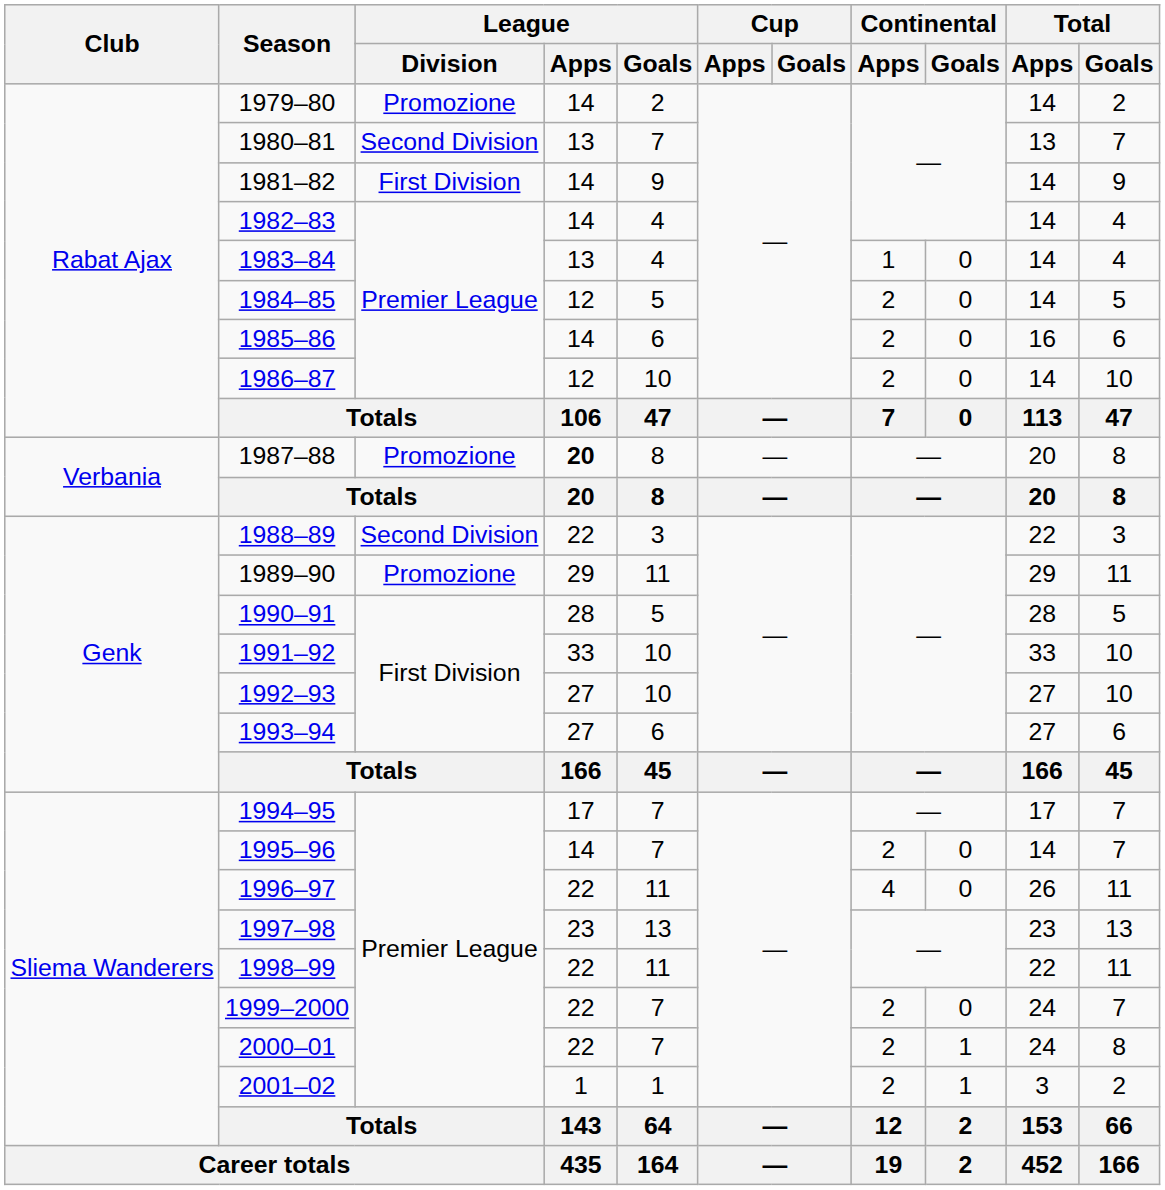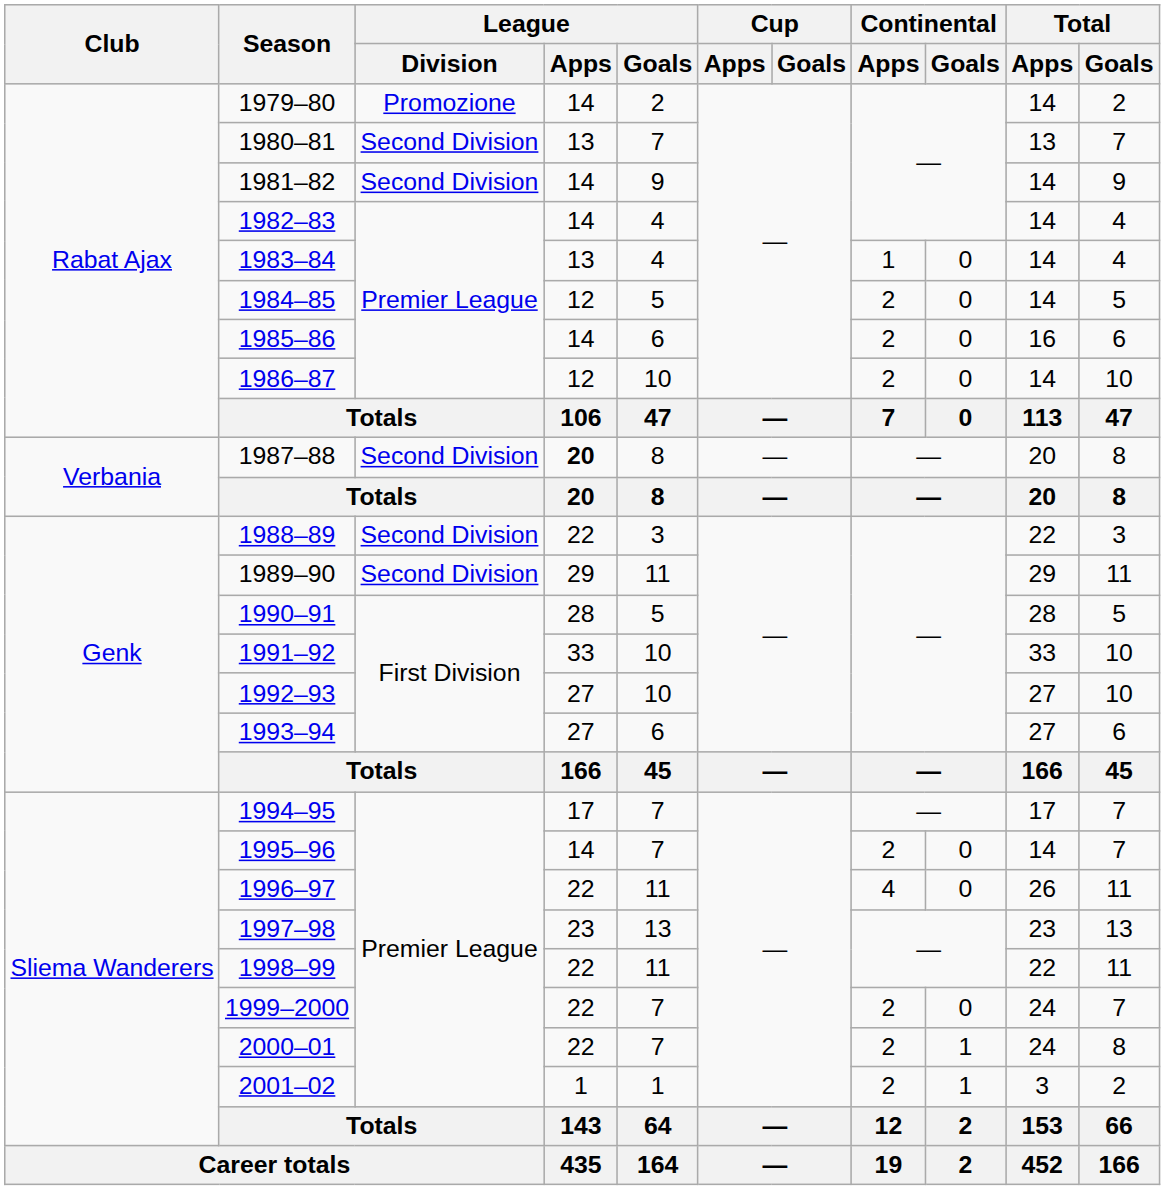(449, 181) First Division -> (449, 181) Second Division
(449, 456) Promozione -> (449, 456) Second Division
(449, 574) Promozione -> (449, 574) Second Division
